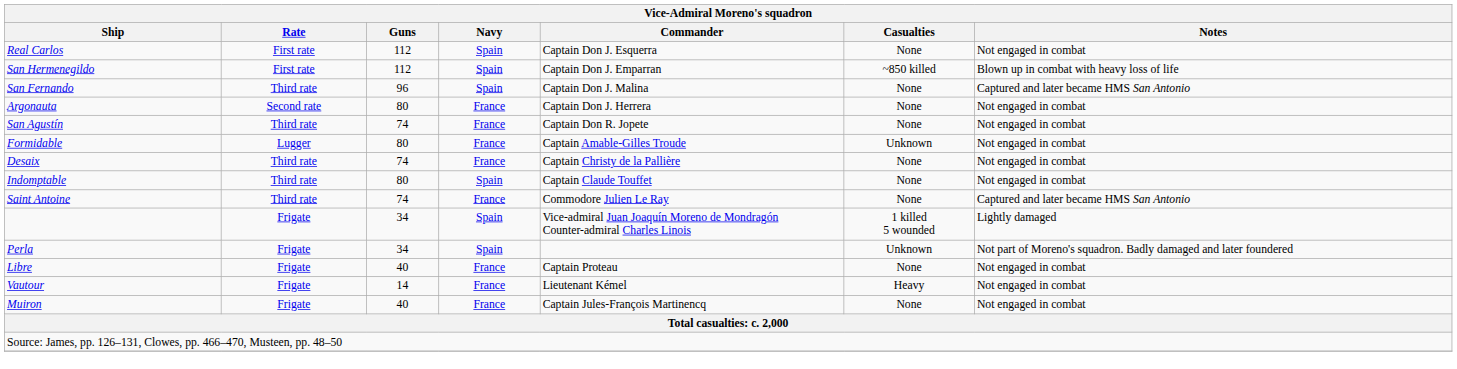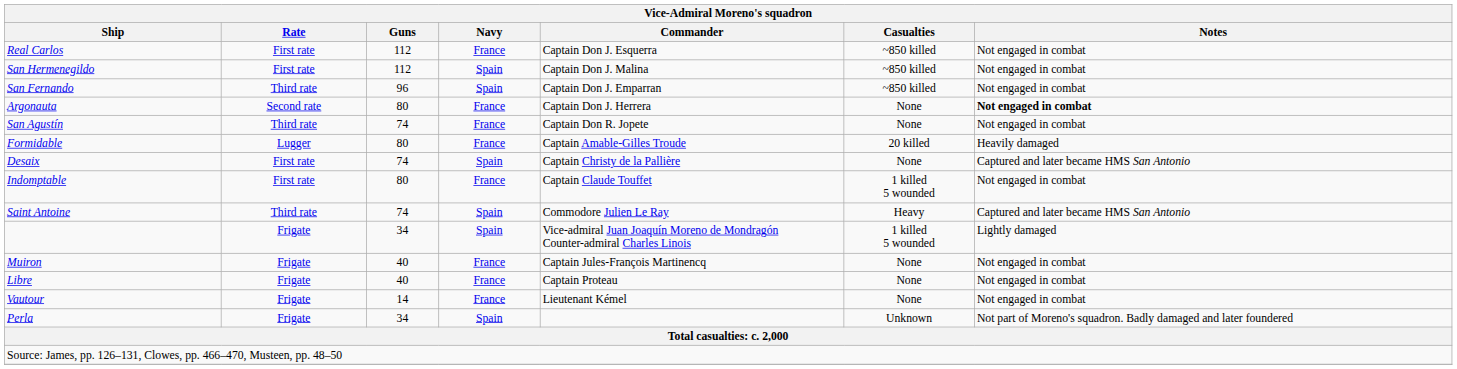(489, 50) Spain -> (489, 50) France
(909, 50) None -> (909, 50) ~850 killed
(602, 69) Captain Don J. Emparran -> (596, 69) Captain Don J. Malina
(1078, 69) Blown up in combat with heavy loss of life -> (1031, 69) Not engaged in combat
(596, 87) Captain Don J. Malina -> (602, 87) Captain Don J. Emparran
(909, 87) None -> (909, 87) ~850 killed
(1084, 87) Captured and later became HMS San Antonio -> (1031, 87) Not engaged in combat
(1031, 106) normal -> (1034, 106) bold
(909, 143) Unknown -> (909, 143) 20 killed
(1031, 143) Not engaged in combat -> (1018, 143) Heavily damaged
(294, 161) Third rate -> (294, 161) First rate
(489, 161) France -> (489, 161) Spain
(1031, 161) Not engaged in combat -> (1084, 161) Captured and later became HMS San Antonio
(294, 180) Third rate -> (294, 180) First rate
(489, 180) Spain -> (489, 180) France
(909, 180) None -> (909, 187) 1 killed 5 wounded
(489, 198) France -> (489, 212) Spain
(909, 198) None -> (909, 212) Heavy
rows swapped: (24, 304) <-> (20, 249)
(909, 286) Heavy -> (909, 299) None
